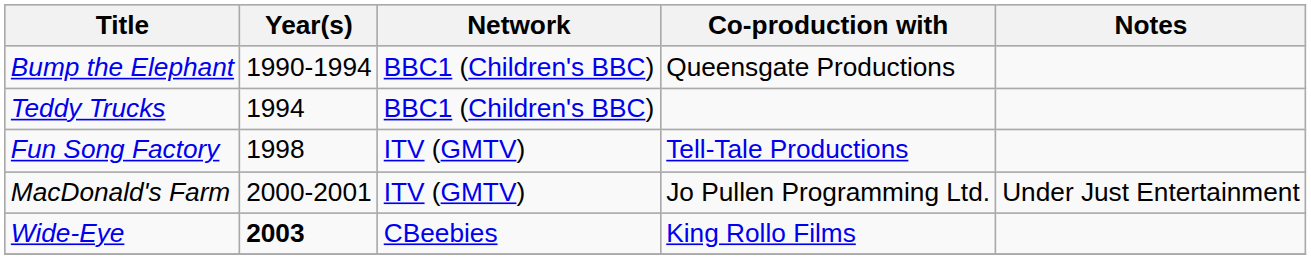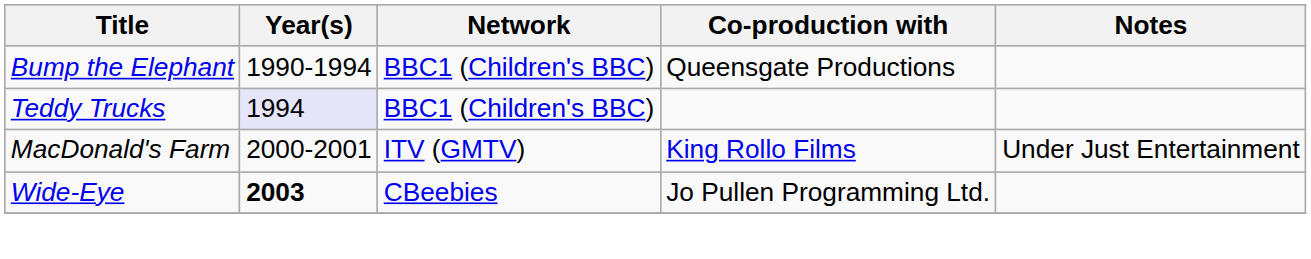(275, 108) no background -> (275, 108) lavender background
- row: (115, 150)
(828, 191) Jo Pullen Programming Ltd. -> (761, 150) King Rollo Films
(761, 233) King Rollo Films -> (828, 191) Jo Pullen Programming Ltd.
